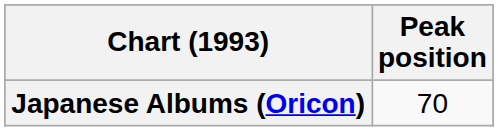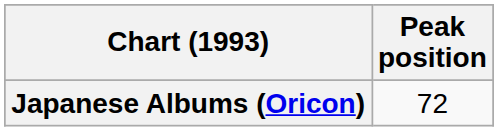(432, 102) 70 -> (432, 102) 72
